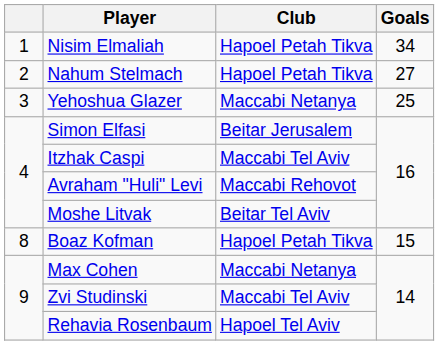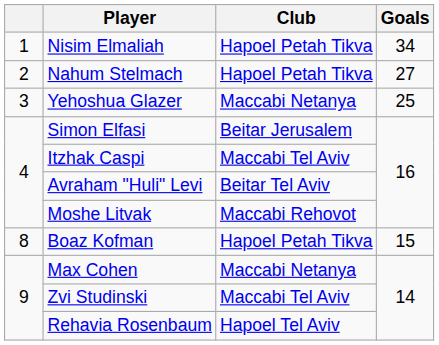(288, 185) Maccabi Rehovot -> (275, 185) Beitar Tel Aviv
(275, 213) Beitar Tel Aviv -> (288, 213) Maccabi Rehovot
